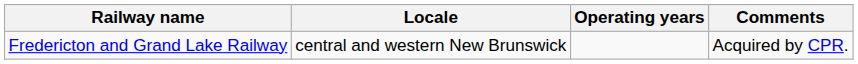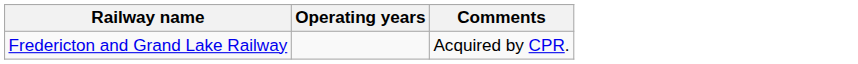- column: (431, 18)
